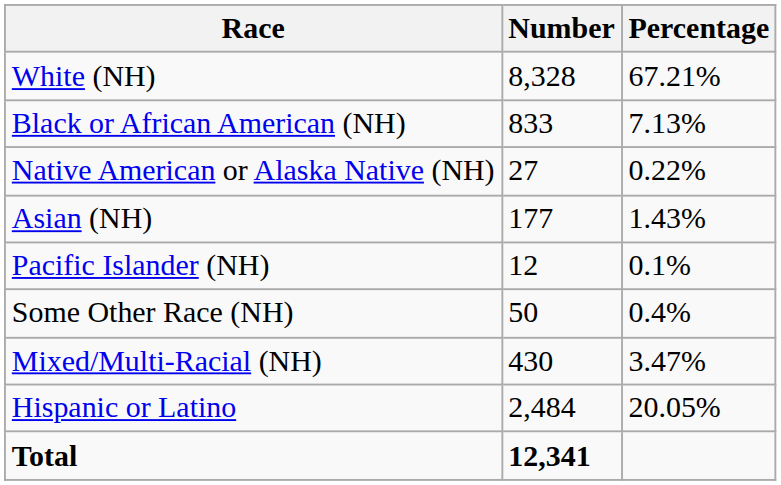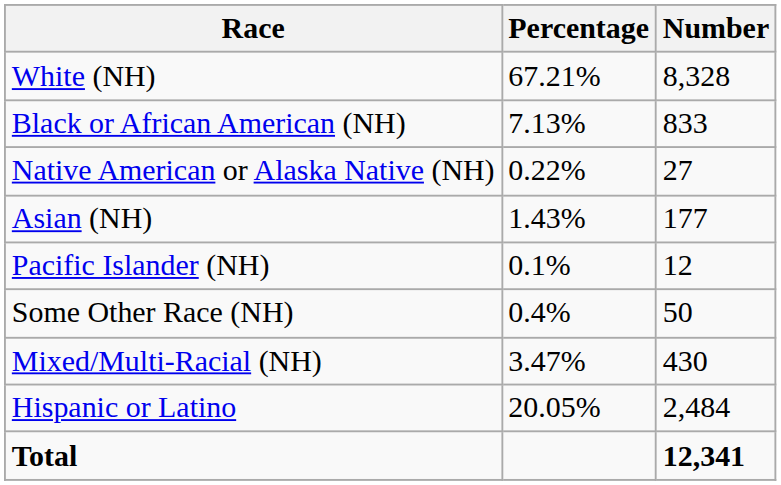columns swapped: (562, 28) <-> (699, 28)
